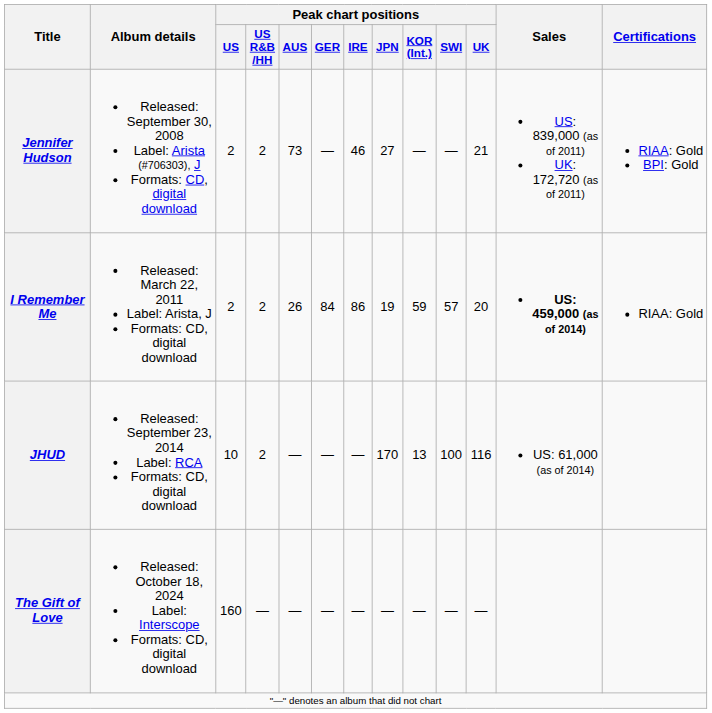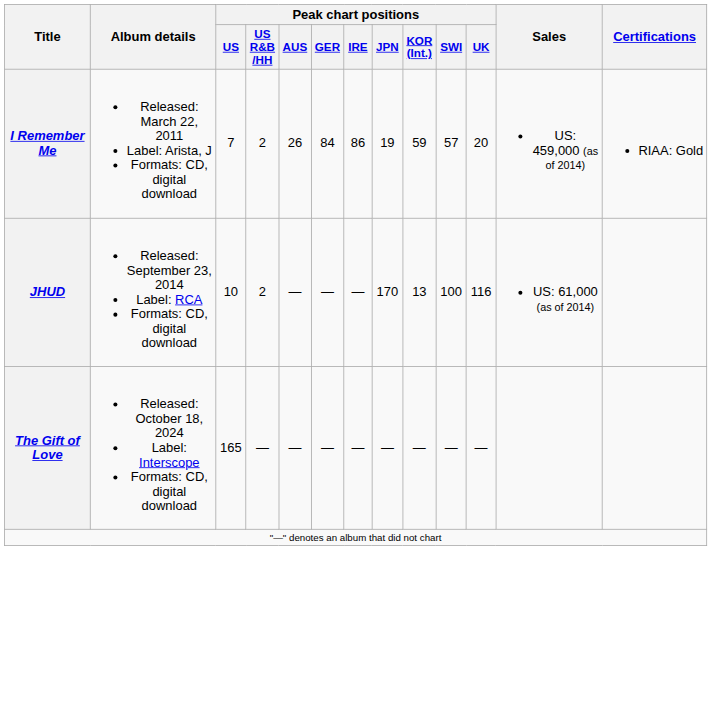- row: (47, 150)
(231, 306) 2 -> (231, 143) 7
(549, 314) bold -> (549, 151) normal
(231, 611) 160 -> (231, 448) 165
